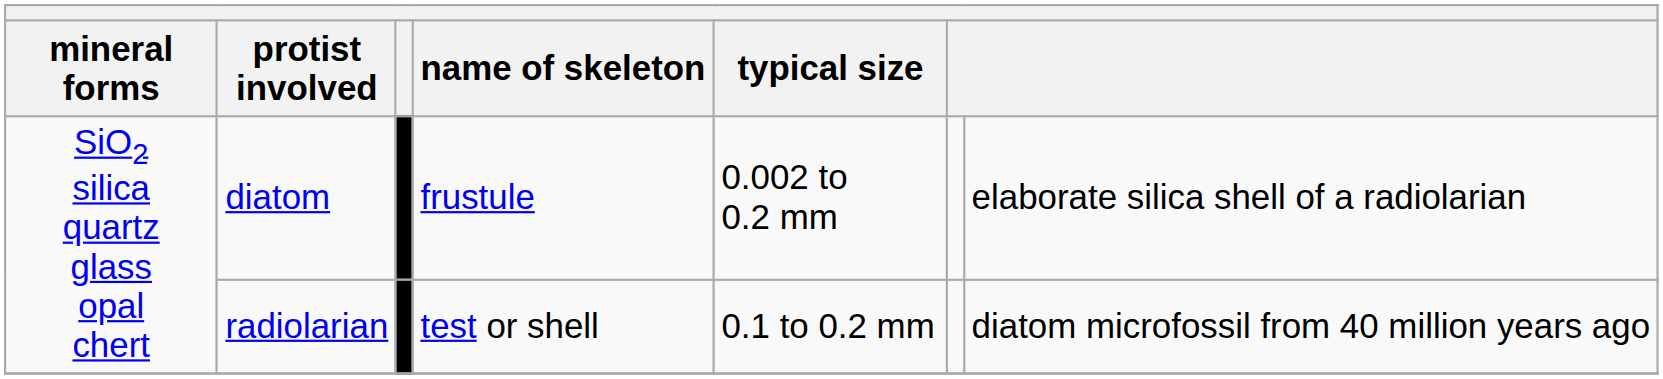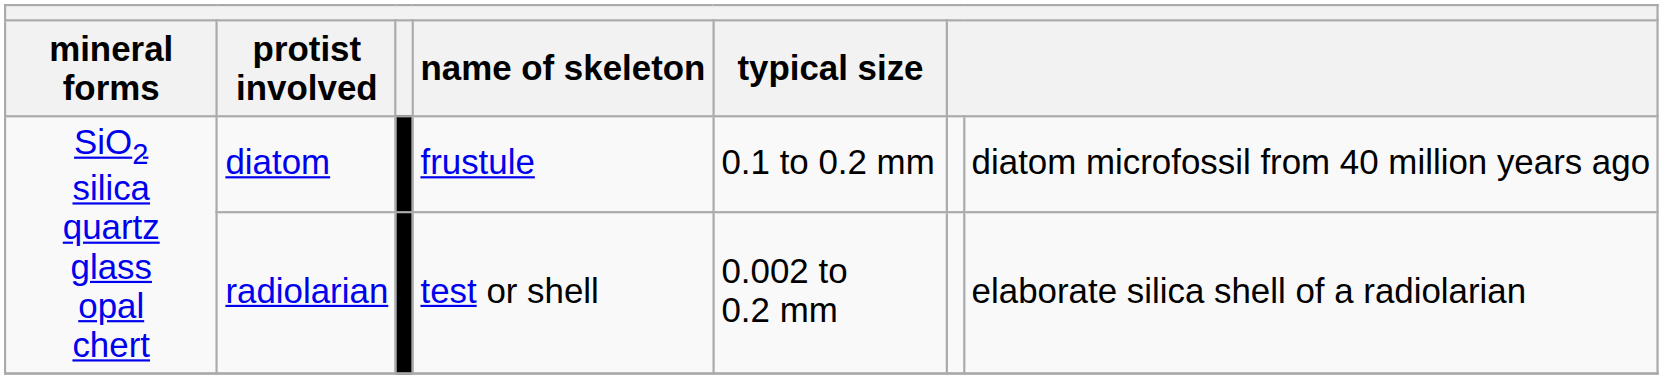(784, 196) 0.002 to 0.2 mm -> (828, 162) 0.1 to 0.2 mm
(1249, 196) elaborate silica shell of a radiolarian -> (1311, 162) diatom microfossil from 40 million years ago
(828, 325) 0.1 to 0.2 mm -> (784, 292) 0.002 to 0.2 mm
(1311, 325) diatom microfossil from 40 million years ago -> (1249, 292) elaborate silica shell of a radiolarian
